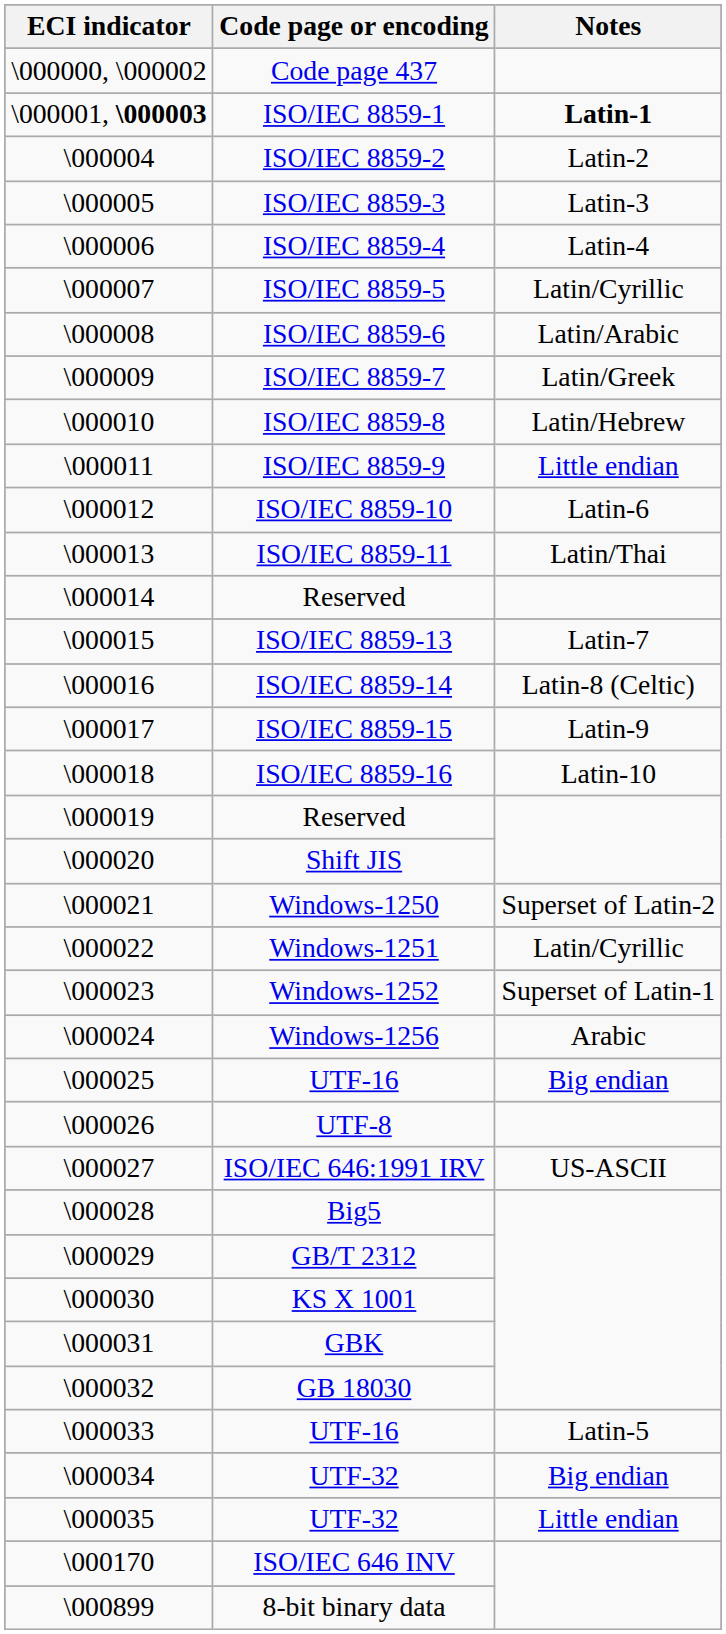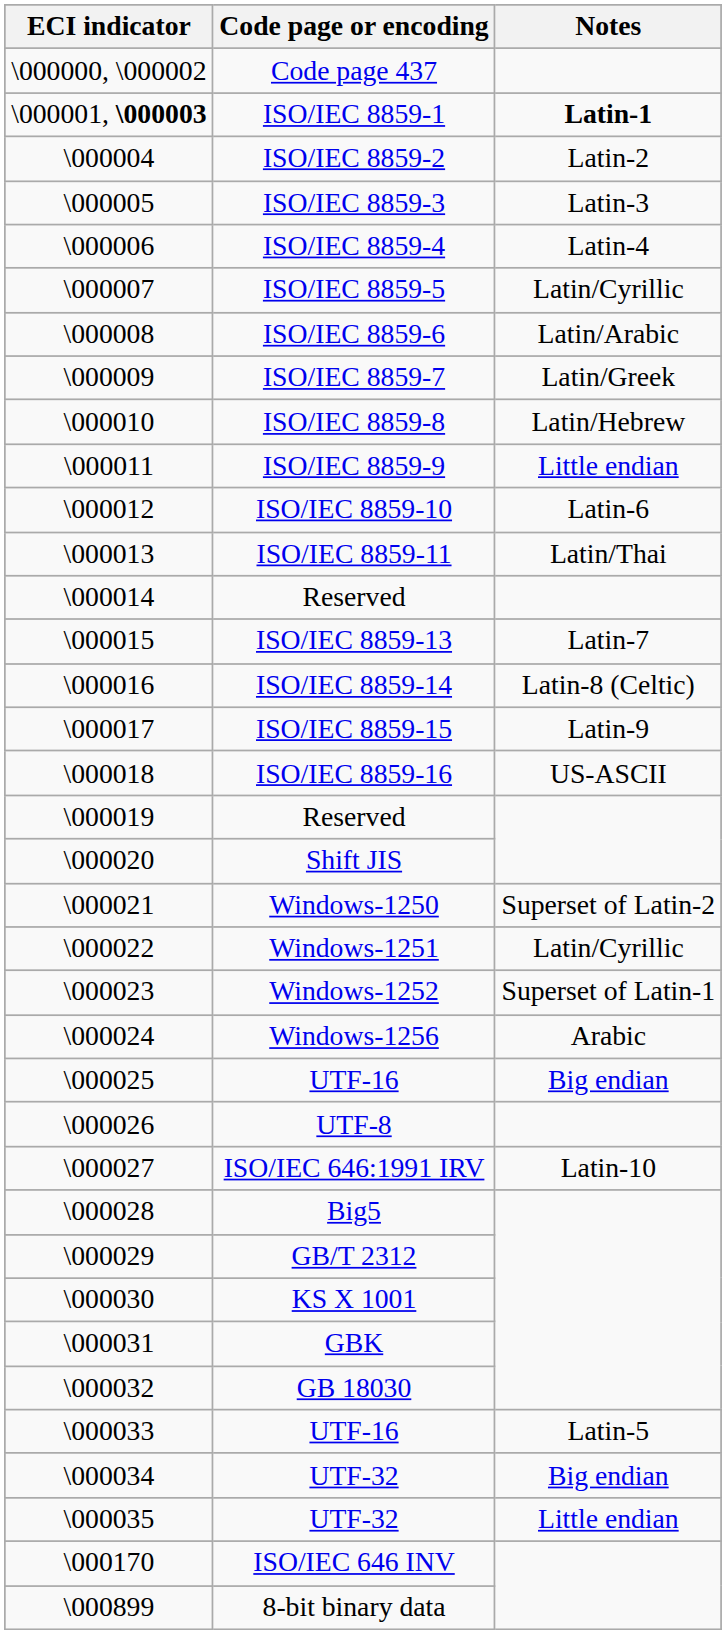(608, 772) Latin-10 -> (608, 772) US-ASCII
(608, 1167) US-ASCII -> (608, 1167) Latin-10
